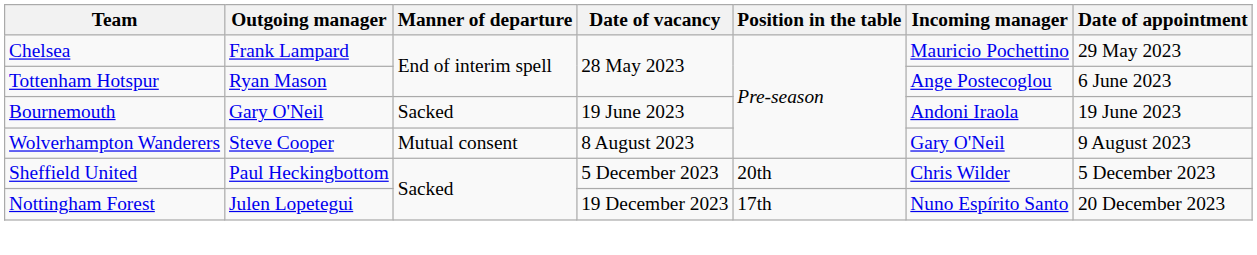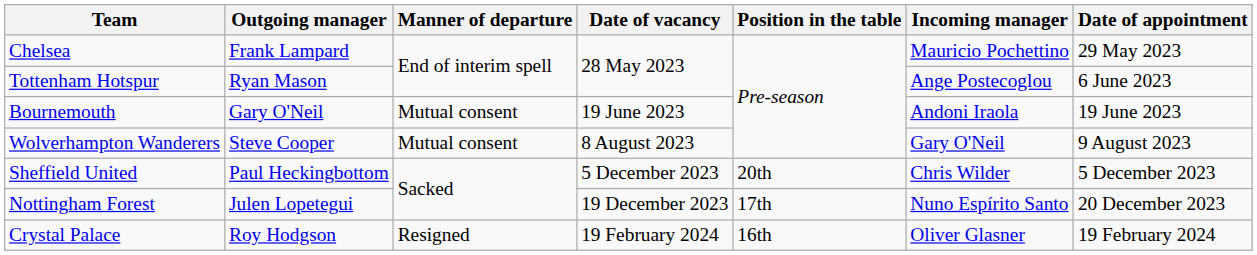(426, 111) Sacked -> (458, 111) Mutual consent
+ row: (65, 234)
